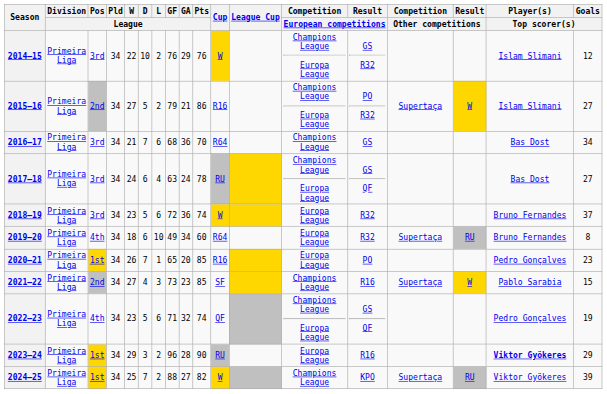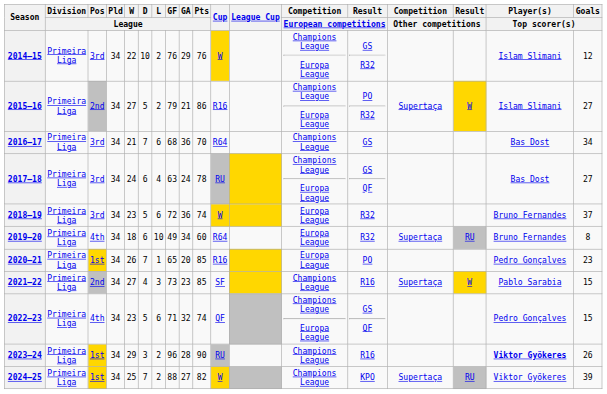(588, 319) 19 -> (588, 319) 15
(315, 355) Europa League -> (315, 355) Champions League
(588, 355) 29 -> (588, 355) 26
